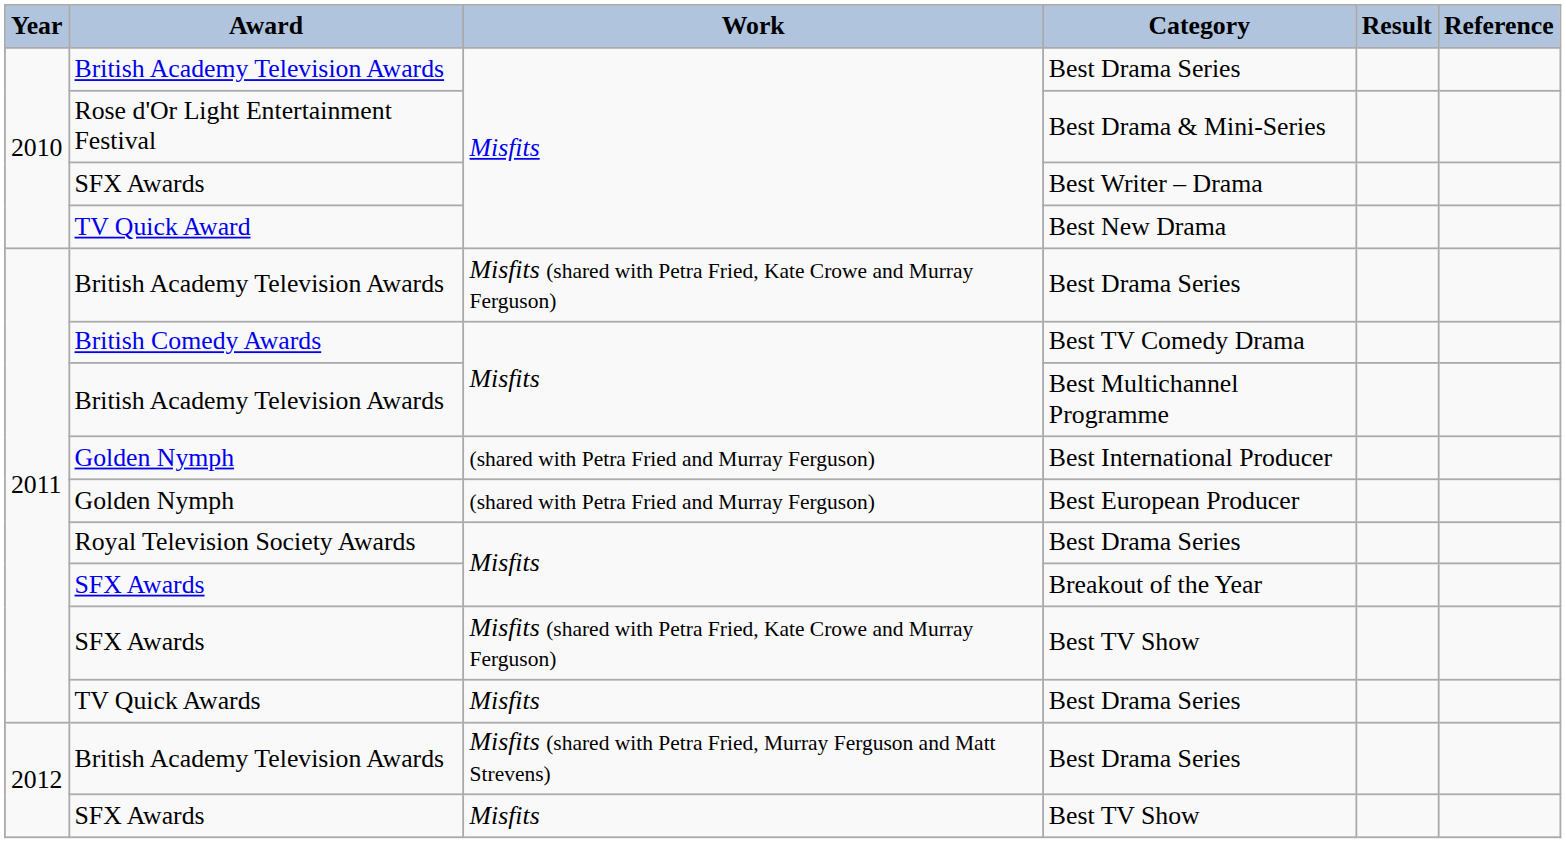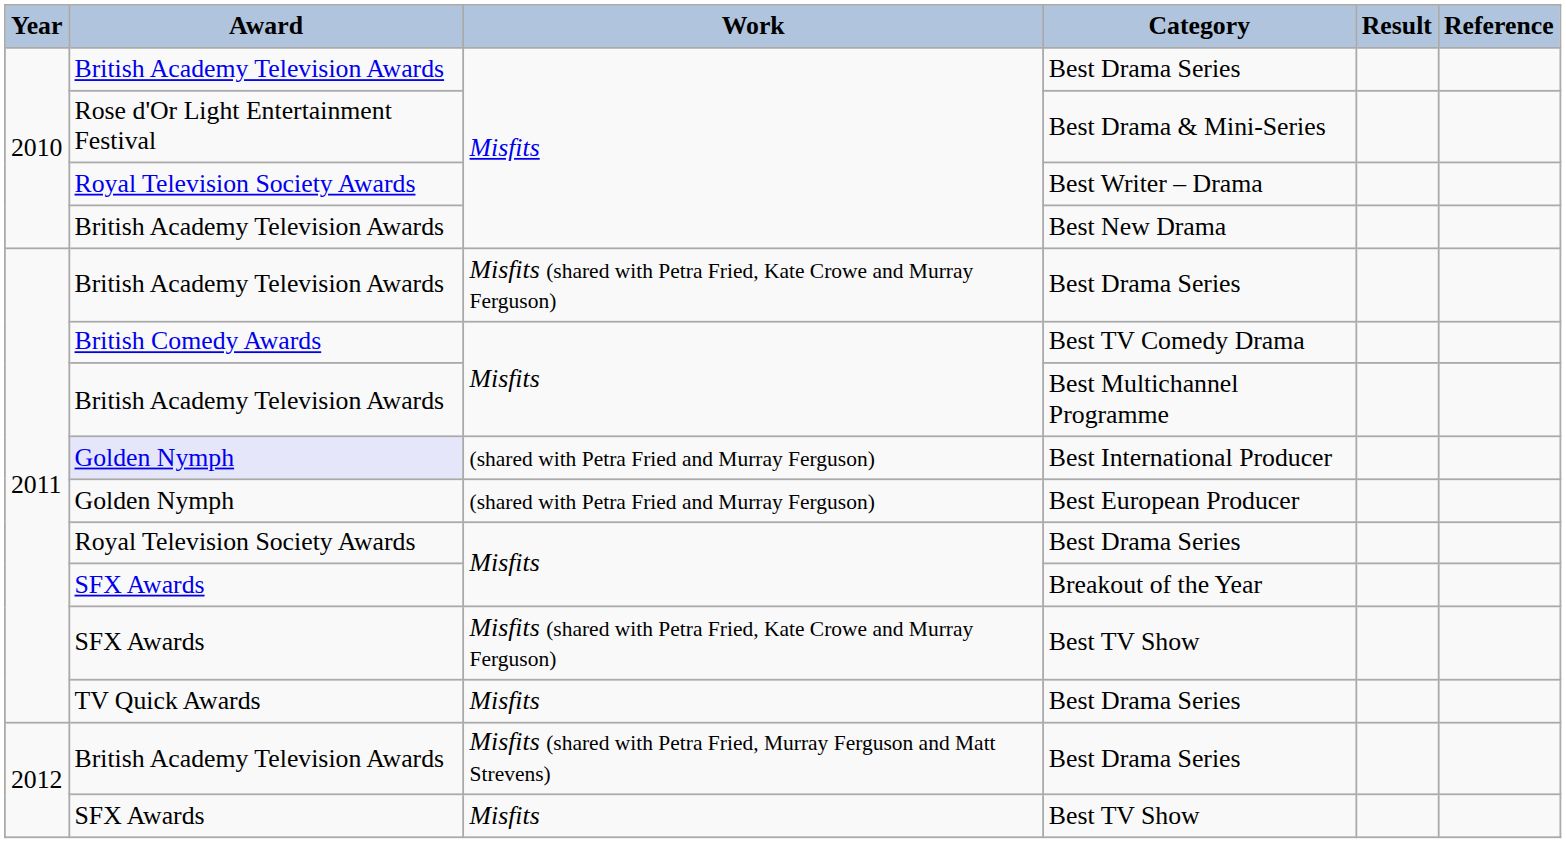(140, 184) SFX Awards -> (245, 184) Royal Television Society Awards
(163, 226) TV Quick Award -> (259, 226) British Academy Television Awards
(154, 457) no background -> (154, 457) lavender background
